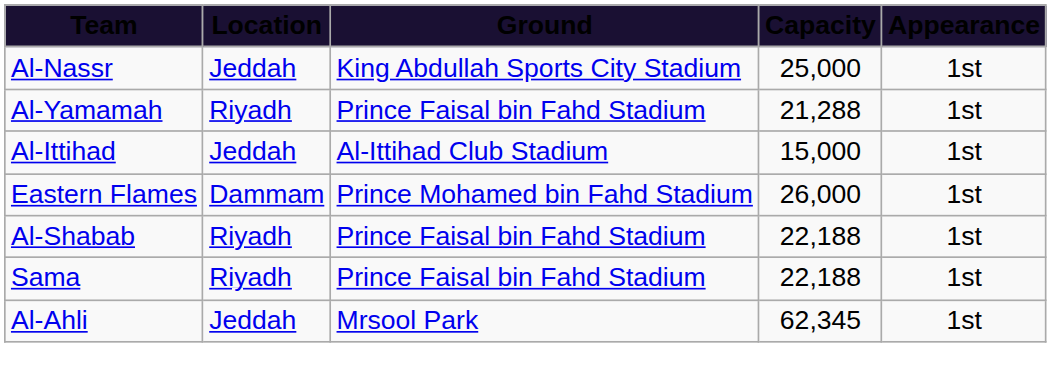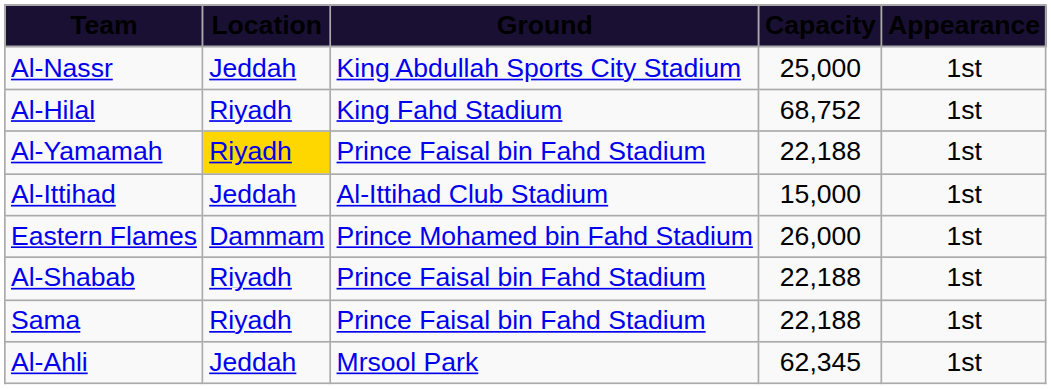+ row: (53, 109)
(251, 109) no background -> (251, 151) gold background
(820, 109) 21,288 -> (820, 151) 22,188
